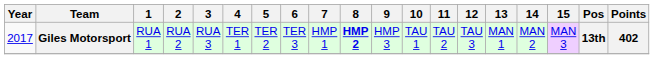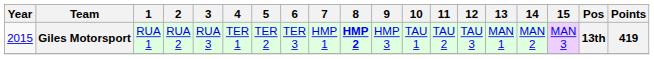(20, 38) 2017 -> (20, 38) 2015
(629, 38) 402 -> (629, 38) 419
